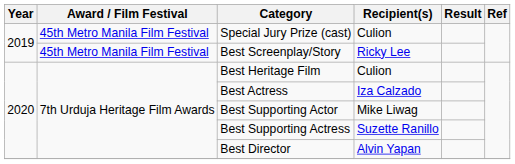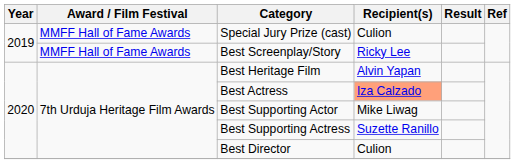(124, 33) 45th Metro Manila Film Festival -> (115, 33) MMFF Hall of Fame Awards
(124, 52) 45th Metro Manila Film Festival -> (115, 52) MMFF Hall of Fame Awards
(374, 71) Culion -> (389, 71) Alvin Yapan
(389, 91) no background -> (389, 91) lightsalmon background
(389, 149) Alvin Yapan -> (374, 149) Culion
